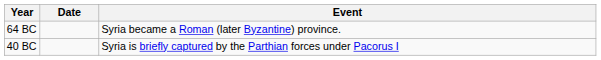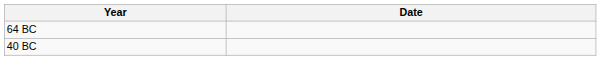- column: (347, 13)
